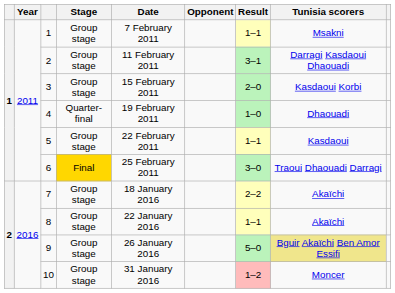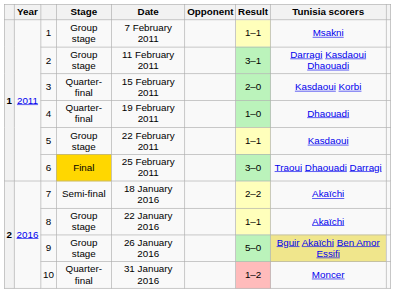(84, 87) Group stage -> (84, 87) Quarter-final
(84, 194) Group stage -> (84, 194) Semi-final
(84, 275) Group stage -> (84, 275) Quarter-final
